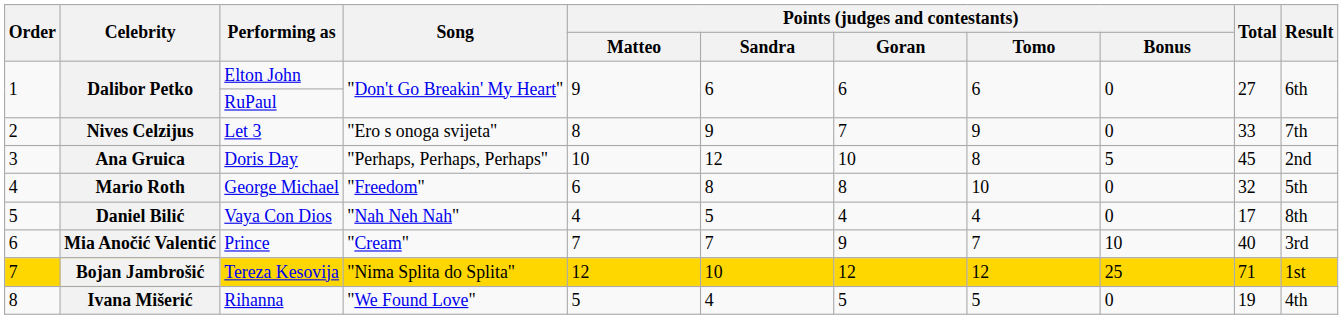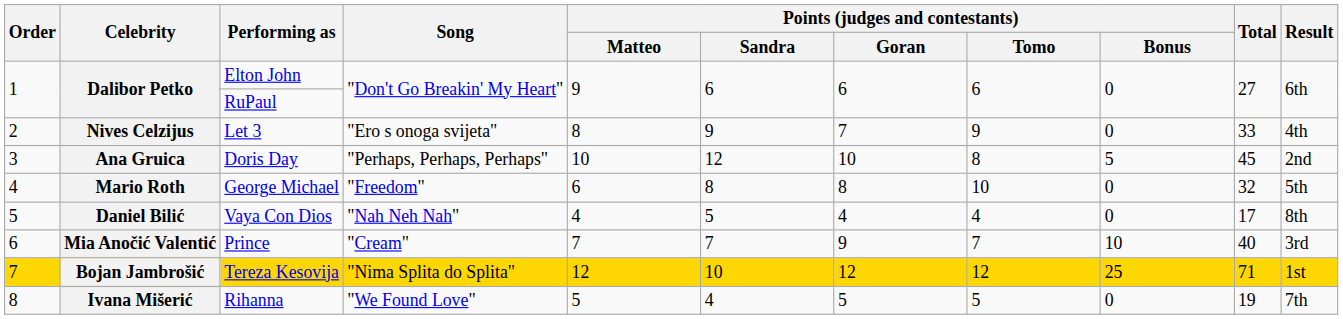(1296, 131) 7th -> (1296, 131) 4th
(1296, 300) 4th -> (1296, 300) 7th
